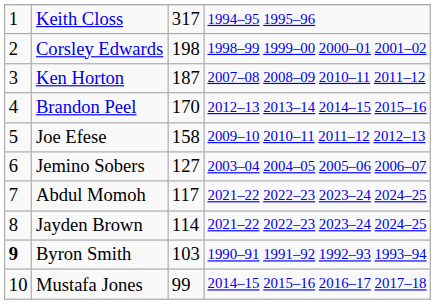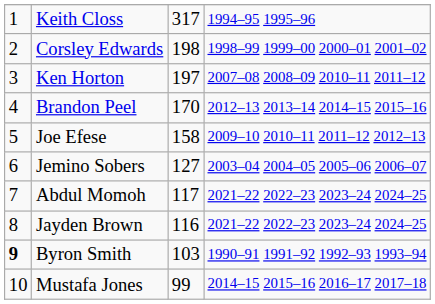(186, 78) 187 -> (186, 78) 197
(185, 225) 114 -> (185, 225) 116
